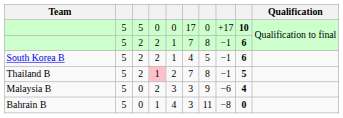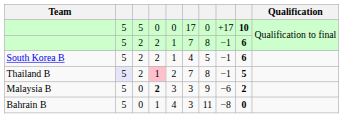(124, 74) no background -> (124, 74) lavender background
(157, 89) normal -> (157, 89) bold
(244, 89) 4 -> (244, 89) 2
